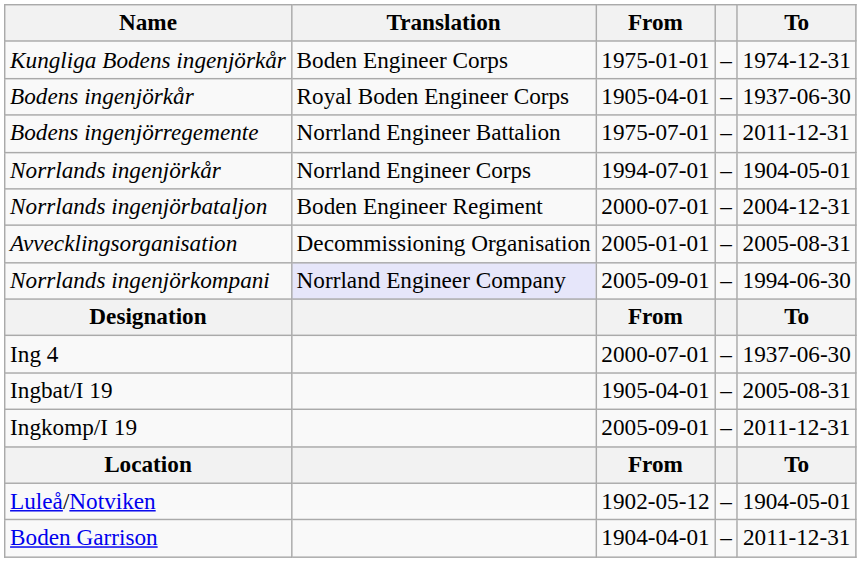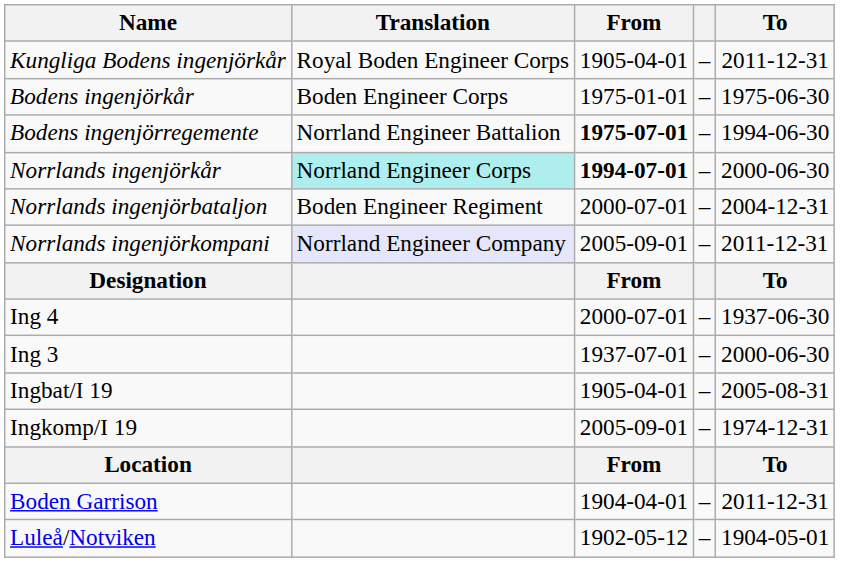(402, 59) Boden Engineer Corps -> (433, 59) Royal Boden Engineer Corps
(655, 59) 1975-01-01 -> (634, 59) 1905-04-01
(797, 59) 1974-12-31 -> (775, 59) 2011-12-31
(433, 96) Royal Boden Engineer Corps -> (402, 96) Boden Engineer Corps
(655, 96) 1905-04-01 -> (634, 96) 1975-01-01
(797, 96) 1937-06-30 -> (775, 96) 1975-06-30
(655, 133) normal -> (634, 133) bold
(796, 133) 2011-12-31 -> (775, 133) 1994-06-30
(414, 170) no background -> (414, 170) paleturquoise background
(655, 170) normal -> (634, 170) bold
(797, 170) 1904-05-01 -> (775, 170) 2000-06-30
- row: (124, 243)
(797, 280) 1994-06-30 -> (775, 243) 2011-12-31
+ row: (34, 354)
(797, 427) 2011-12-31 -> (775, 427) 1974-12-31
rows swapped: (83, 501) <-> (84, 538)
